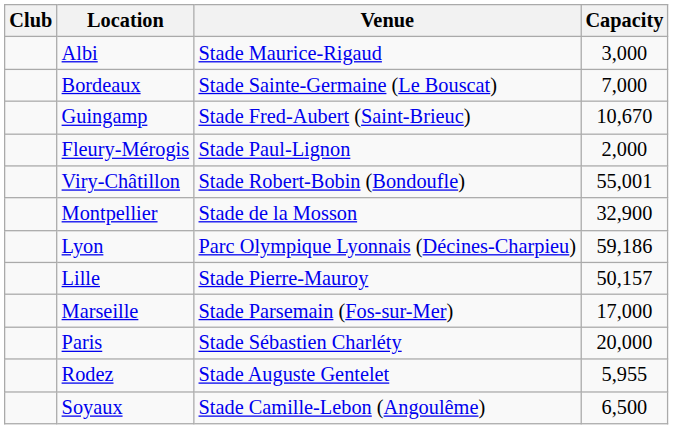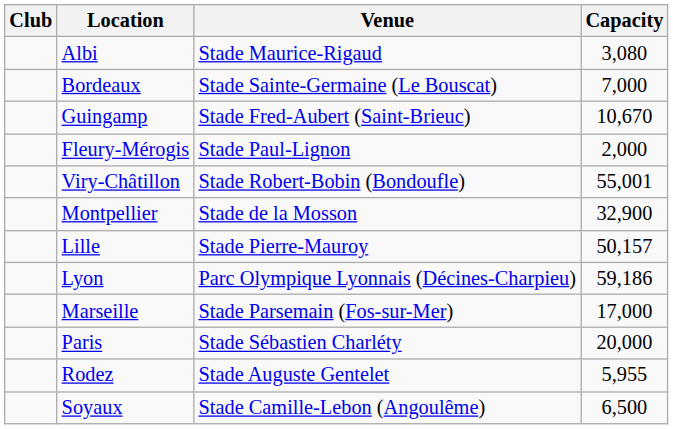(624, 52) 3,000 -> (624, 52) 3,080
rows swapped: (81, 278) <-> (82, 246)
